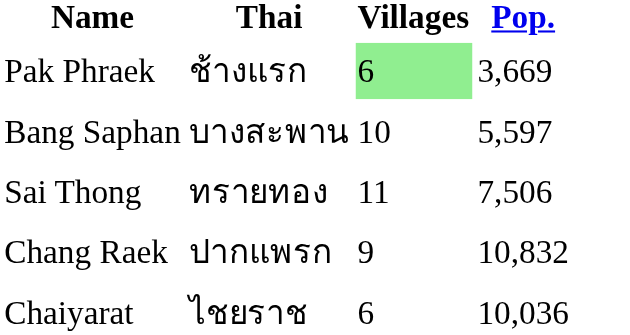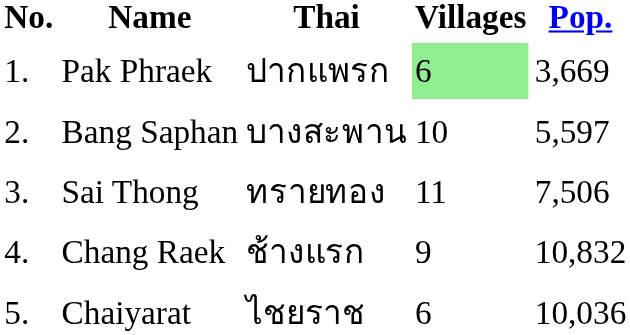+ column: (29, 17)
(248, 71) ช้างแรก -> (318, 71) ปากแพรก
(261, 252) ปากแพรก -> (306, 252) ช้างแรก
